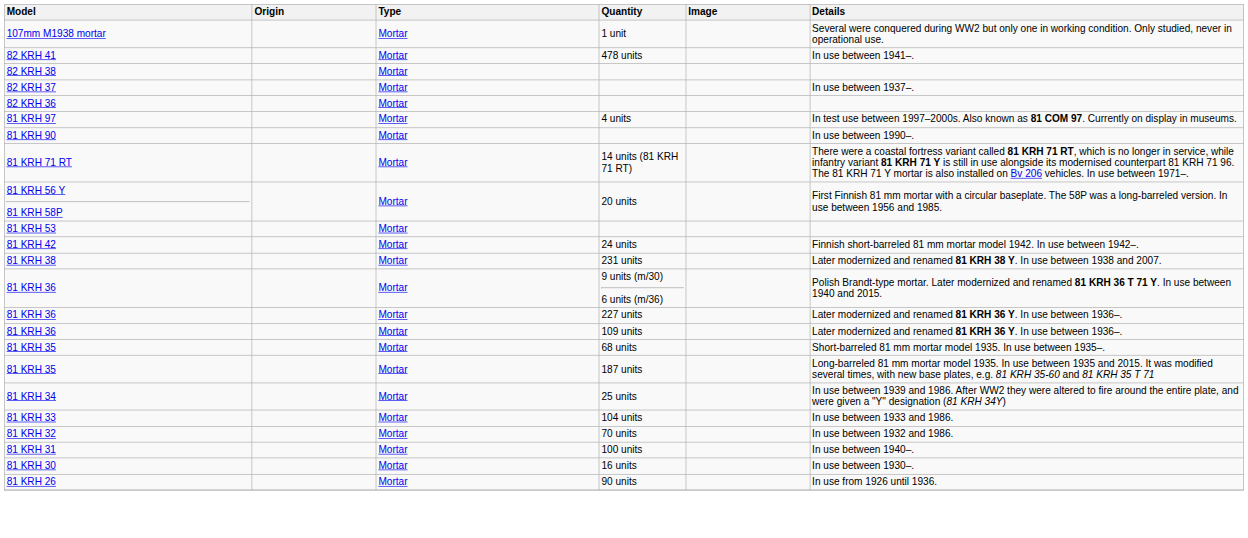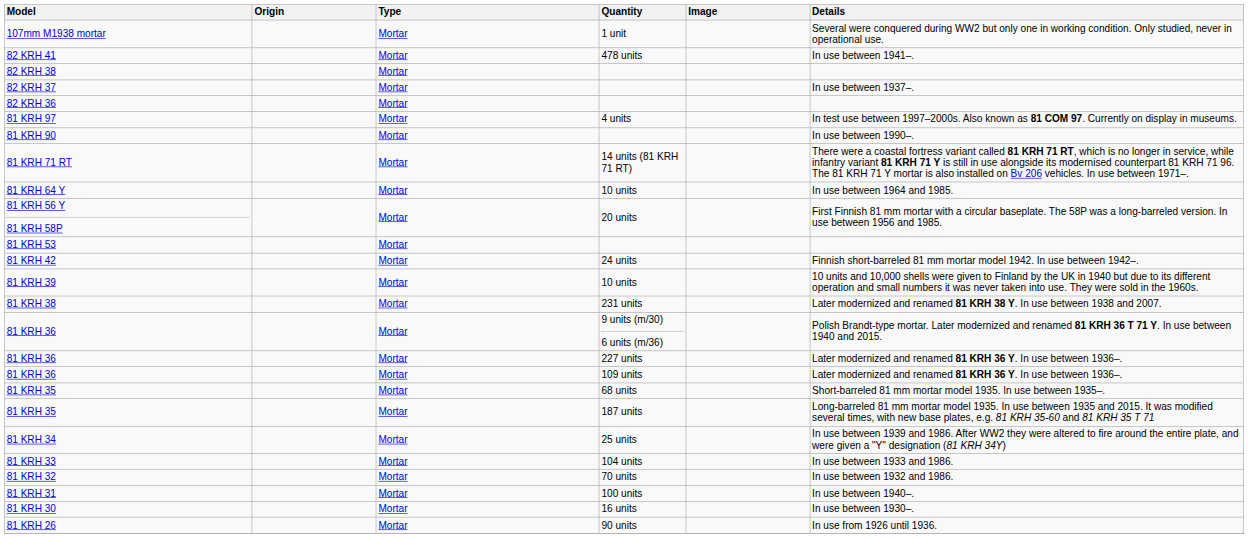+ row: (36, 190)
+ row: (31, 282)
